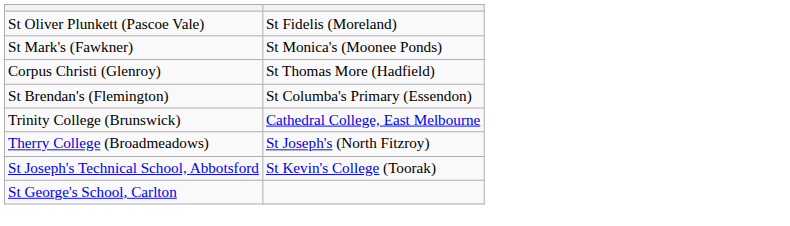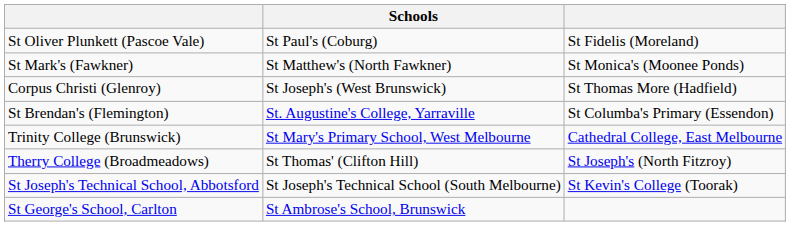+ column: (413, 16)
